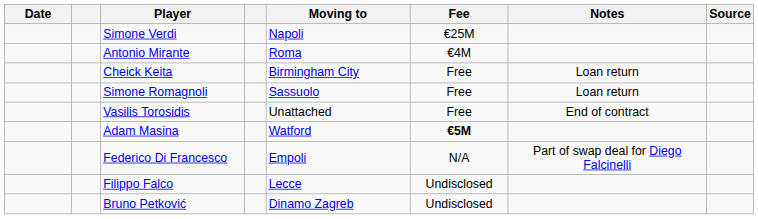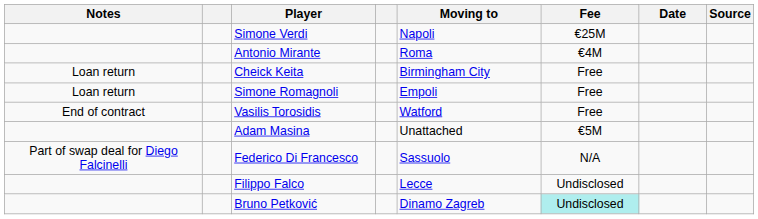columns swapped: (38, 14) <-> (607, 14)
(294, 92) Sassuolo -> (418, 92) Empoli
(300, 111) Unattached -> (421, 111) Watford
(290, 131) Watford -> (431, 131) Unattached
(459, 131) bold -> (590, 131) normal
(287, 157) Empoli -> (425, 157) Sassuolo
(459, 203) no background -> (590, 203) paleturquoise background
